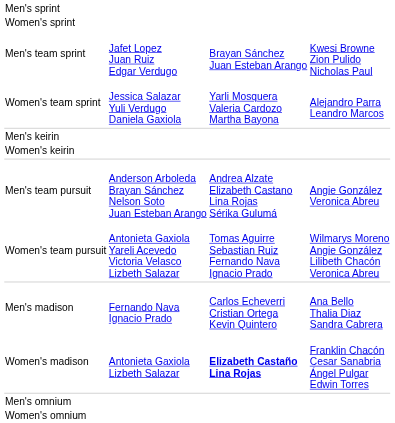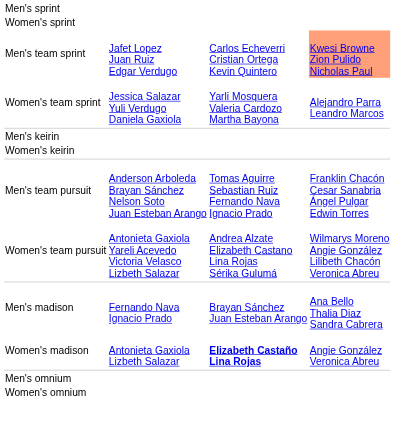(258, 60) Brayan Sánchez Juan Esteban Arango -> (247, 60) Carlos Echeverri Cristian Ortega Kevin Quintero
(342, 60) no background -> (342, 60) lightsalmon background
(251, 196) Andrea Alzate Elizabeth Castano Lina Rojas Sérika Gulumá -> (245, 196) Tomas Aguirre Sebastian Ruiz Fernando Nava Ignacio Prado
(346, 196) Angie González Veronica Abreu -> (347, 196) Franklin Chacón Cesar Sanabria Ángel Pulgar Edwin Torres
(245, 256) Tomas Aguirre Sebastian Ruiz Fernando Nava Ignacio Prado -> (251, 256) Andrea Alzate Elizabeth Castano Lina Rojas Sérika Gulumá
(247, 313) Carlos Echeverri Cristian Ortega Kevin Quintero -> (258, 313) Brayan Sánchez Juan Esteban Arango
(347, 367) Franklin Chacón Cesar Sanabria Ángel Pulgar Edwin Torres -> (346, 356) Angie González Veronica Abreu
